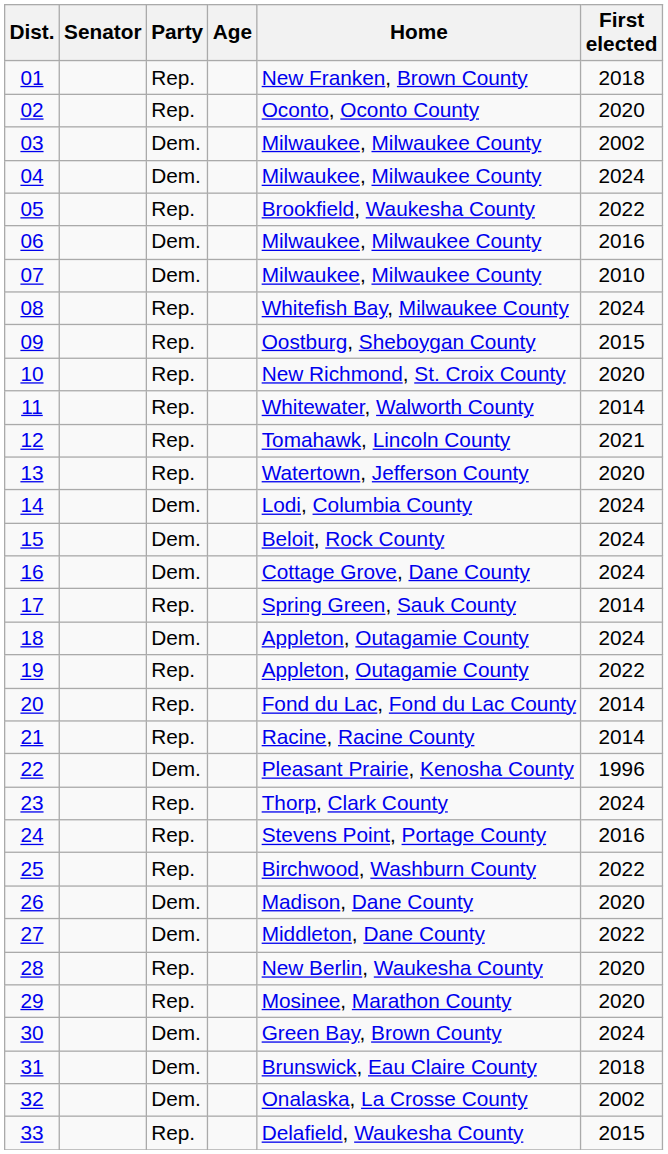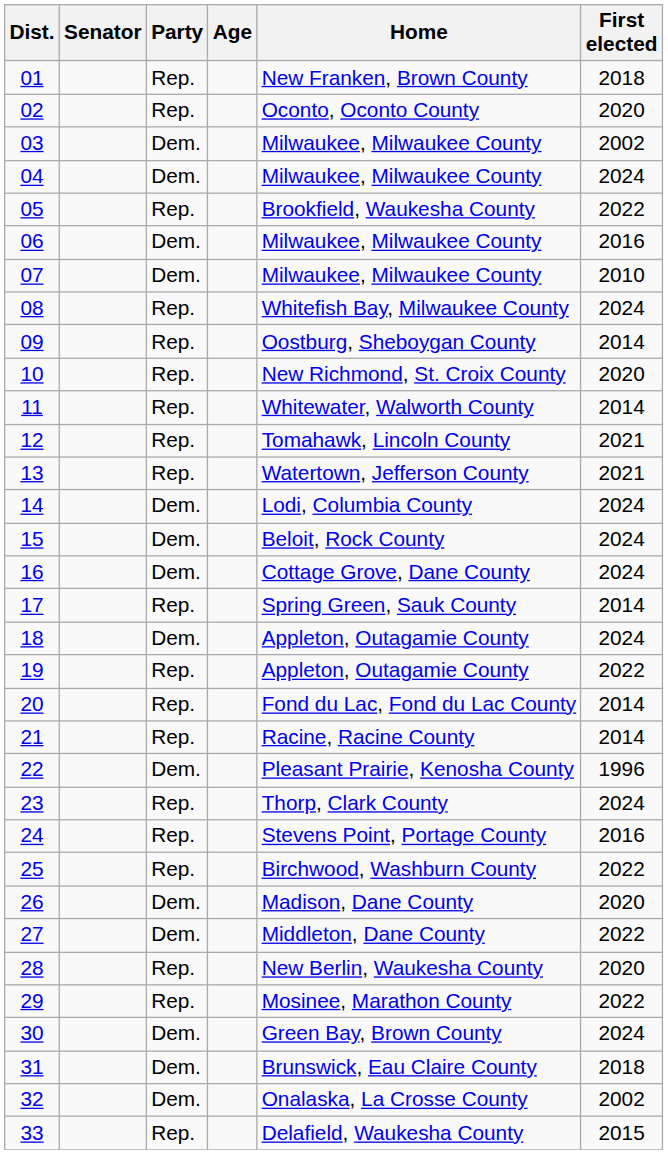(622, 341) 2015 -> (622, 341) 2014
(622, 473) 2020 -> (622, 473) 2021
(622, 1001) 2020 -> (622, 1001) 2022
